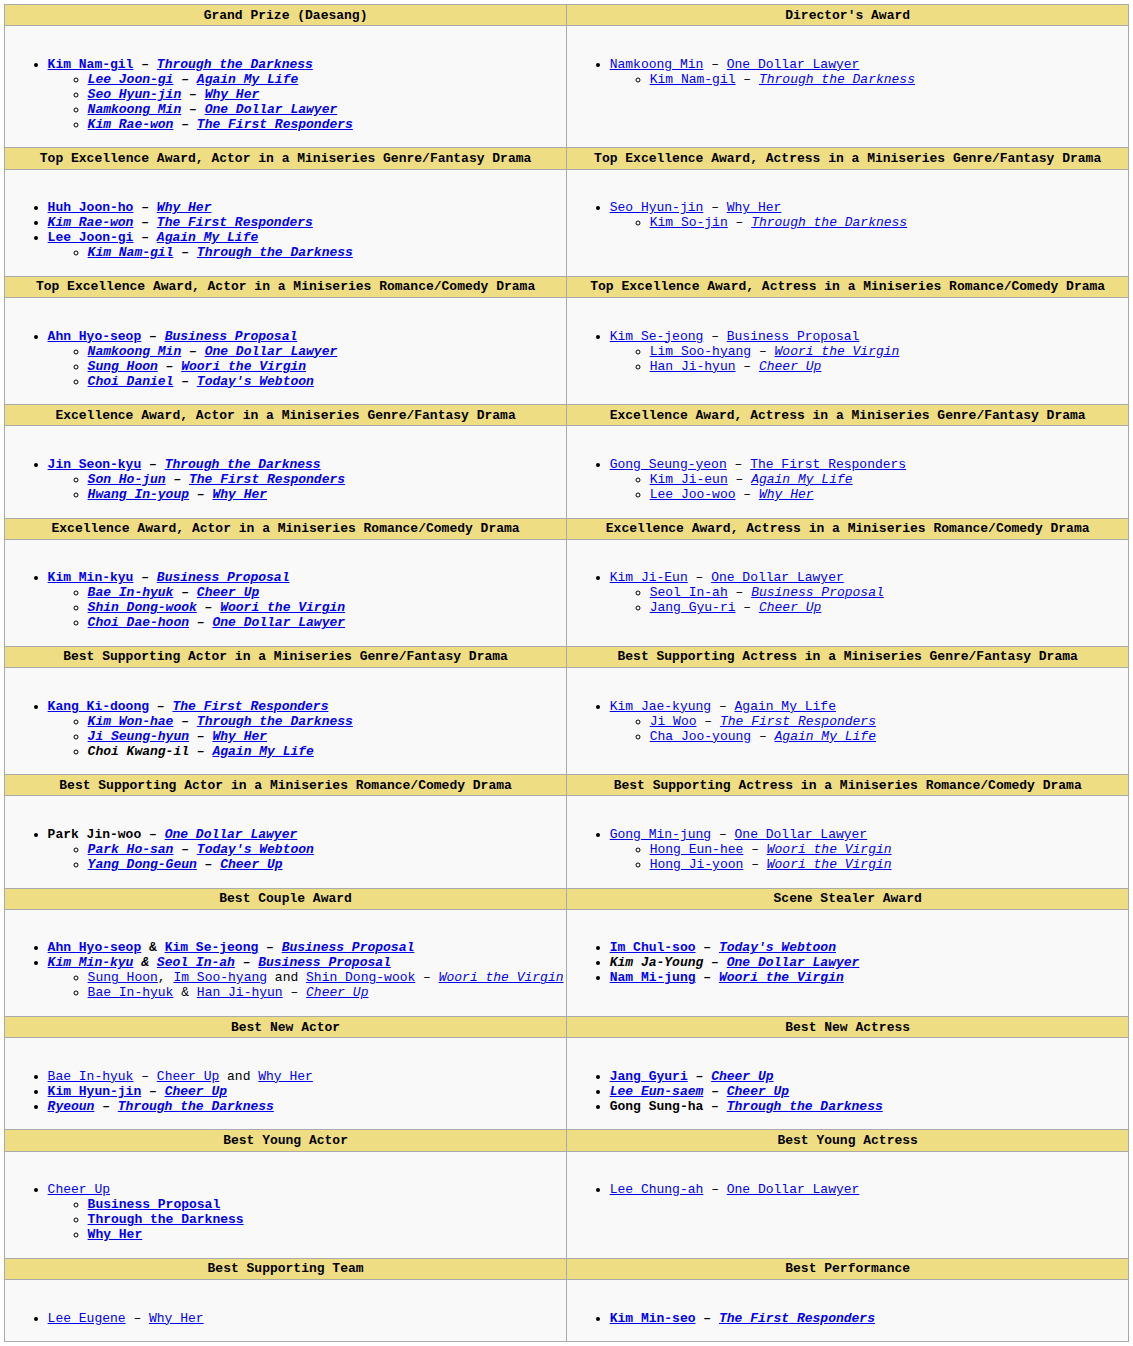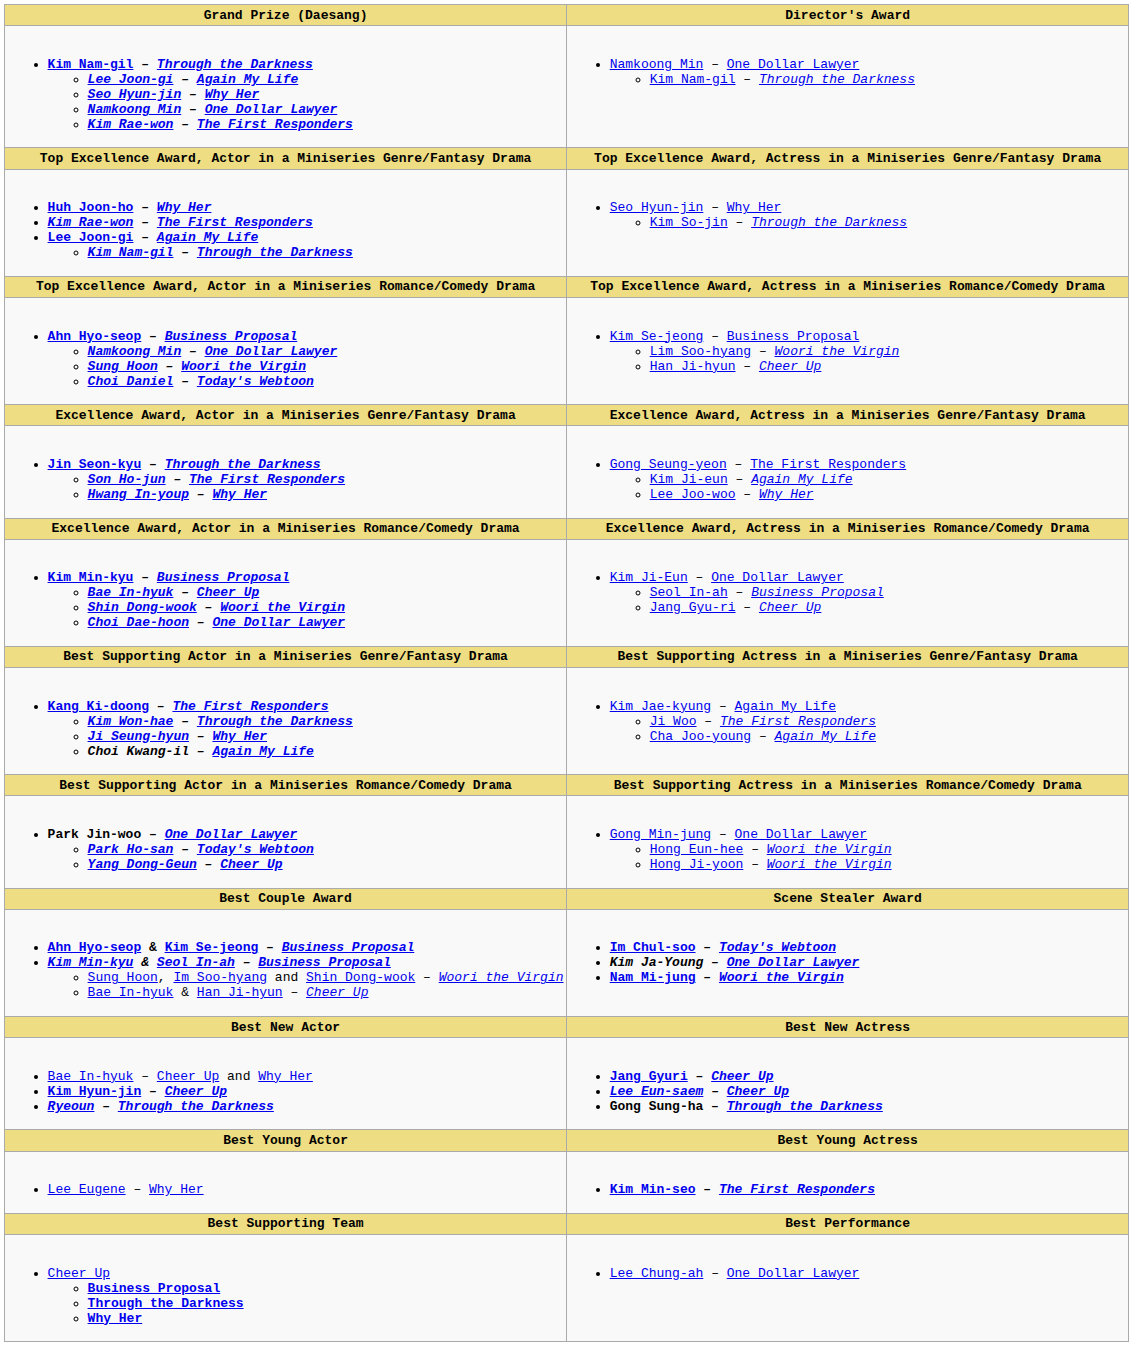rows swapped: (286, 1318) <-> (286, 1212)
